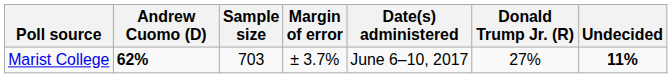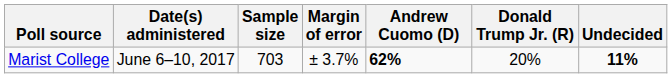columns swapped: (409, 25) <-> (166, 25)
(525, 60) 27% -> (525, 60) 20%
